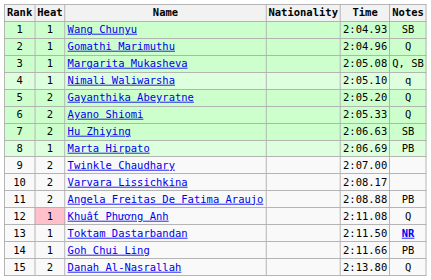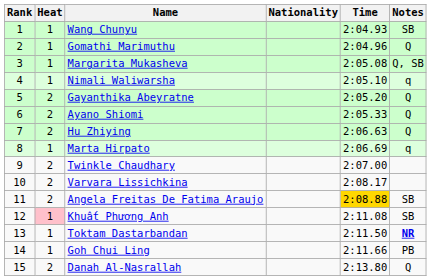(408, 132) SB -> (408, 132) Q
(408, 149) PB -> (408, 149) q
(365, 200) no background -> (365, 200) gold background
(408, 200) PB -> (408, 200) SB
(408, 217) Q -> (408, 217) SB
